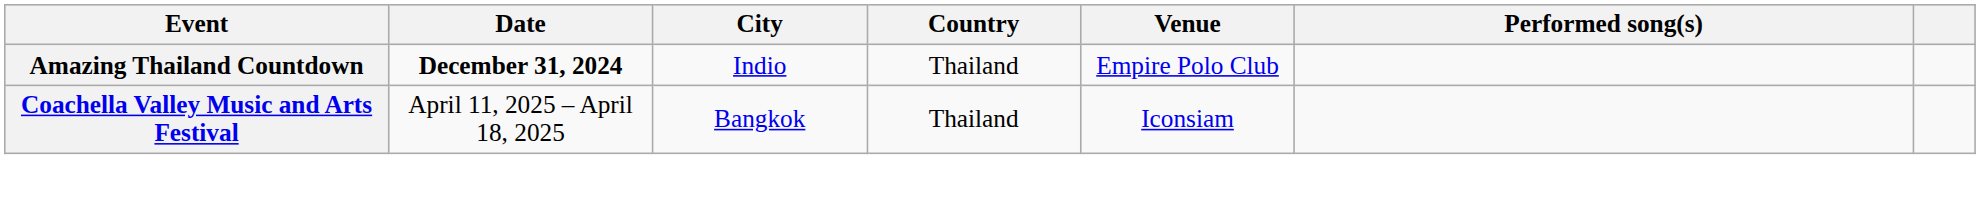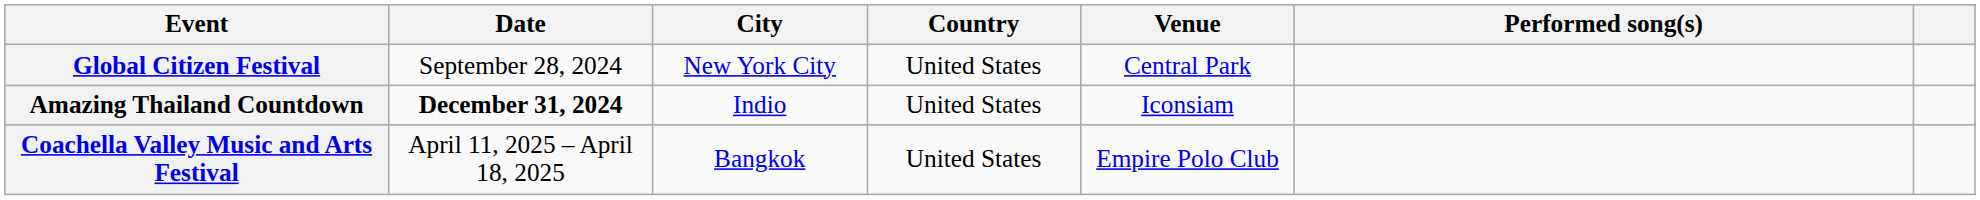+ row: (197, 64)
(974, 64) Thailand -> (974, 104) United States
(1188, 64) Empire Polo Club -> (1188, 104) Iconsiam
(974, 118) Thailand -> (974, 159) United States
(1188, 118) Iconsiam -> (1188, 159) Empire Polo Club
